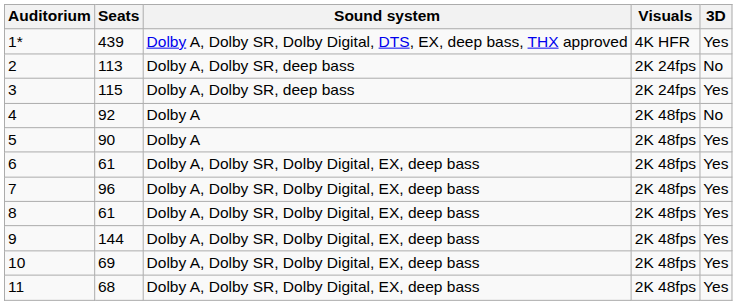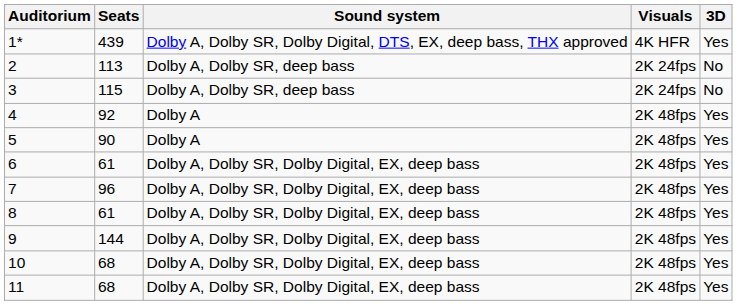(716, 90) Yes -> (713, 90) No
(713, 115) No -> (716, 115) Yes
(107, 262) 69 -> (107, 262) 68
